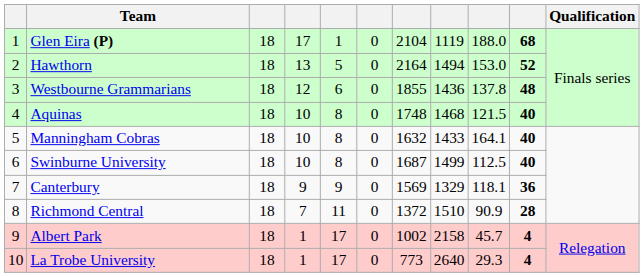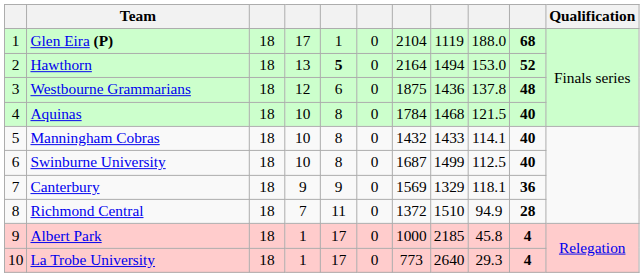(339, 65) normal -> (339, 65) bold
(411, 89) 1855 -> (411, 89) 1875
(411, 114) 1748 -> (411, 114) 1784
(411, 138) 1632 -> (411, 138) 1432
(489, 138) 164.1 -> (489, 138) 114.1
(489, 211) 90.9 -> (489, 211) 94.9
(411, 235) 1002 -> (411, 235) 1000
(449, 235) 2158 -> (449, 235) 2185
(489, 235) 45.7 -> (489, 235) 45.8
